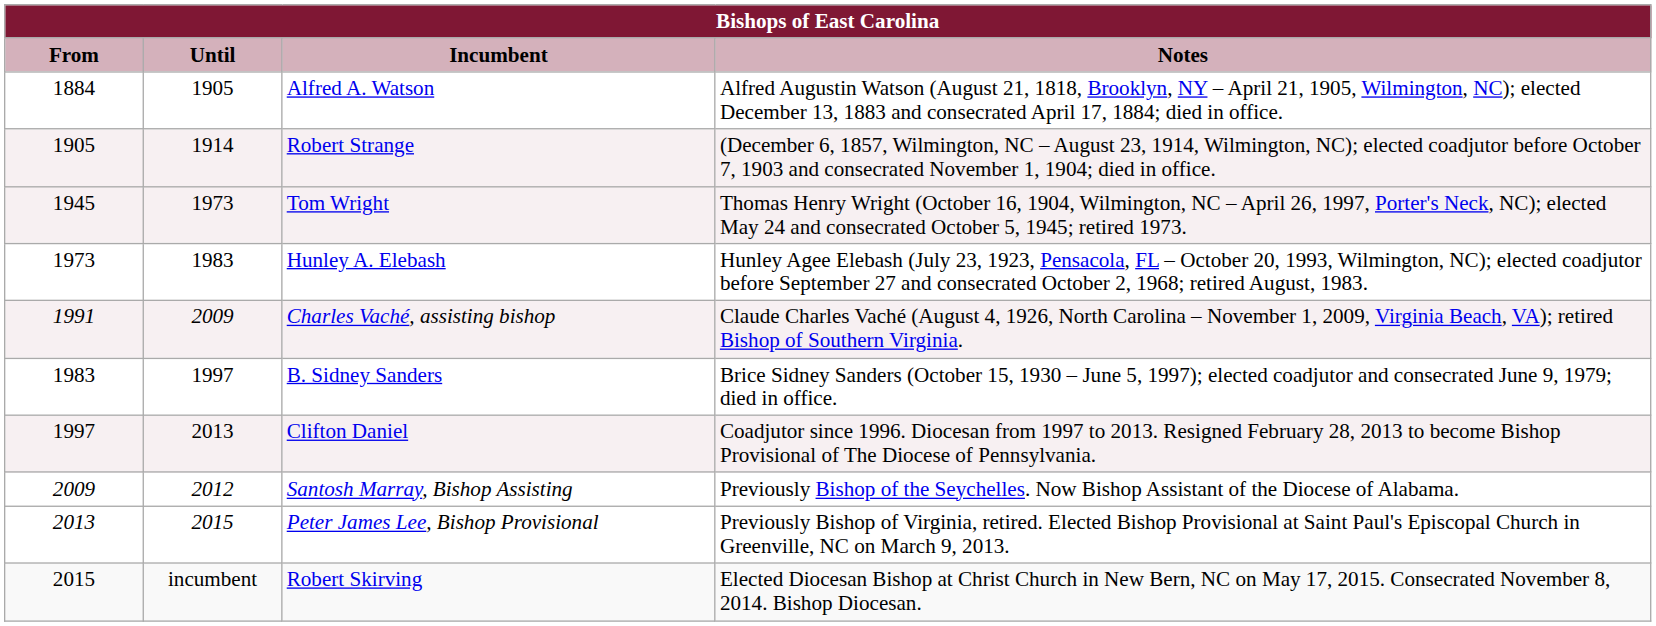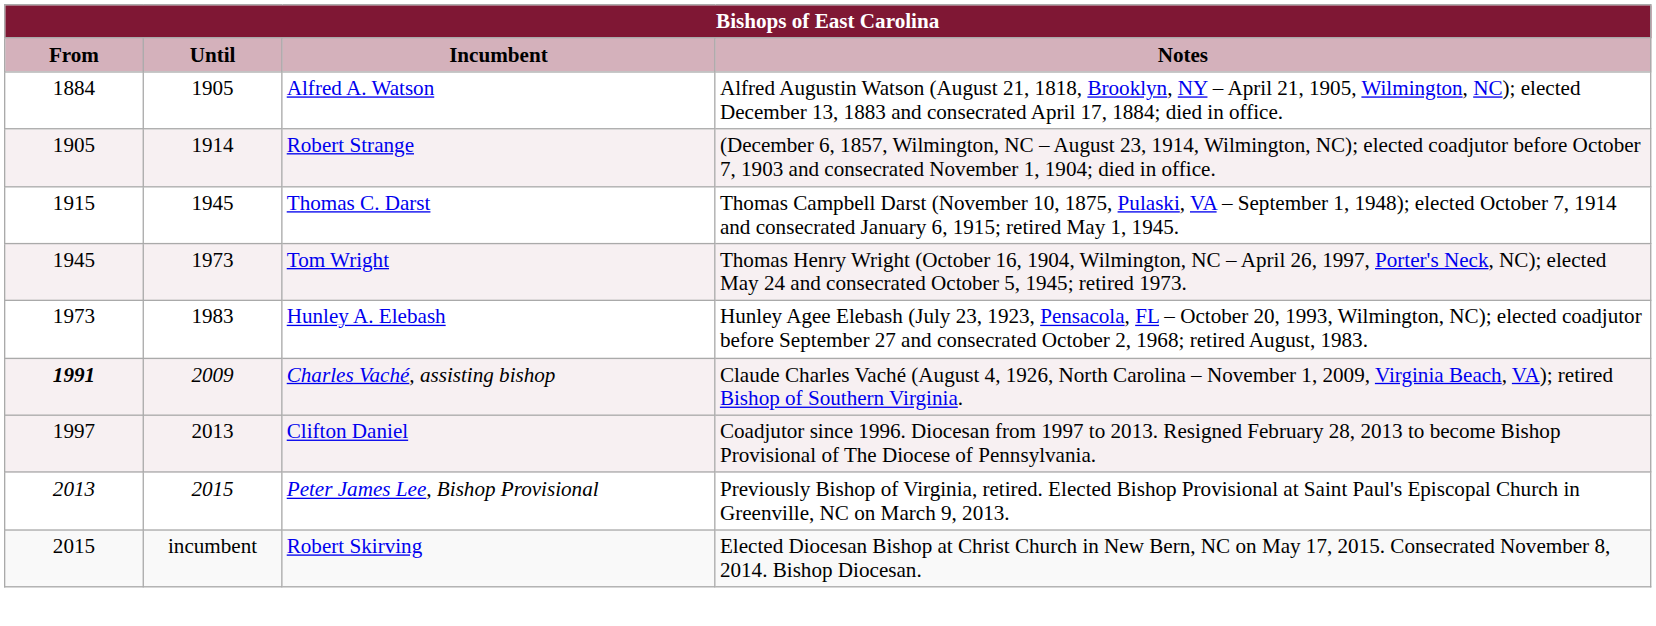+ row: (359, 202)
(74, 317) normal -> (74, 374) bold
- row: (364, 374)
- row: (430, 489)
